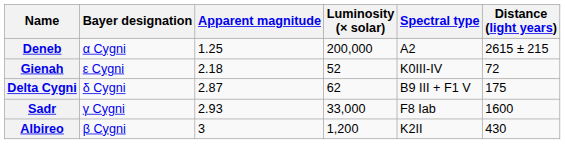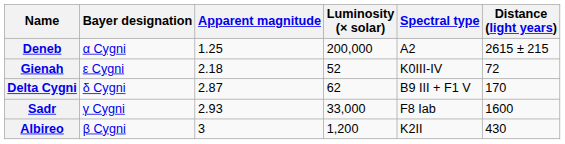(496, 88) 175 -> (496, 88) 170
